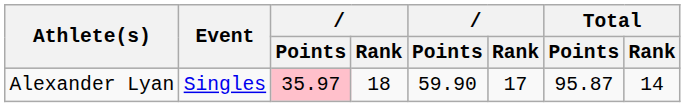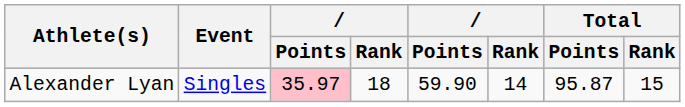(516, 85) 17 -> (516, 85) 14
(652, 85) 14 -> (652, 85) 15
